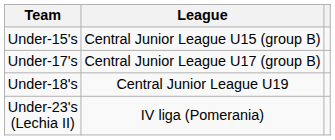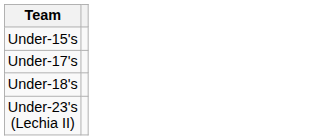- column: (202, 15)
